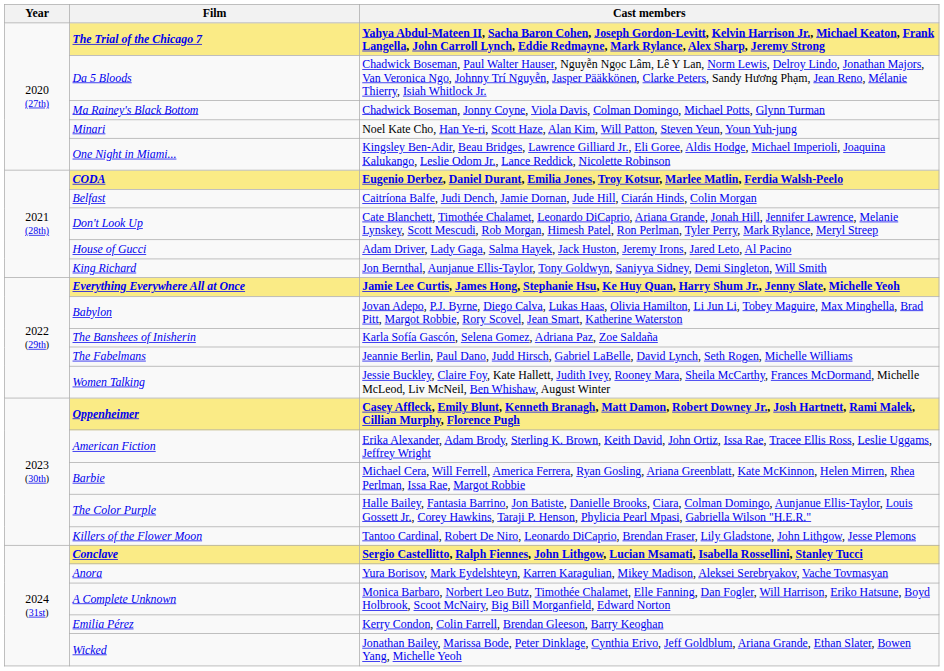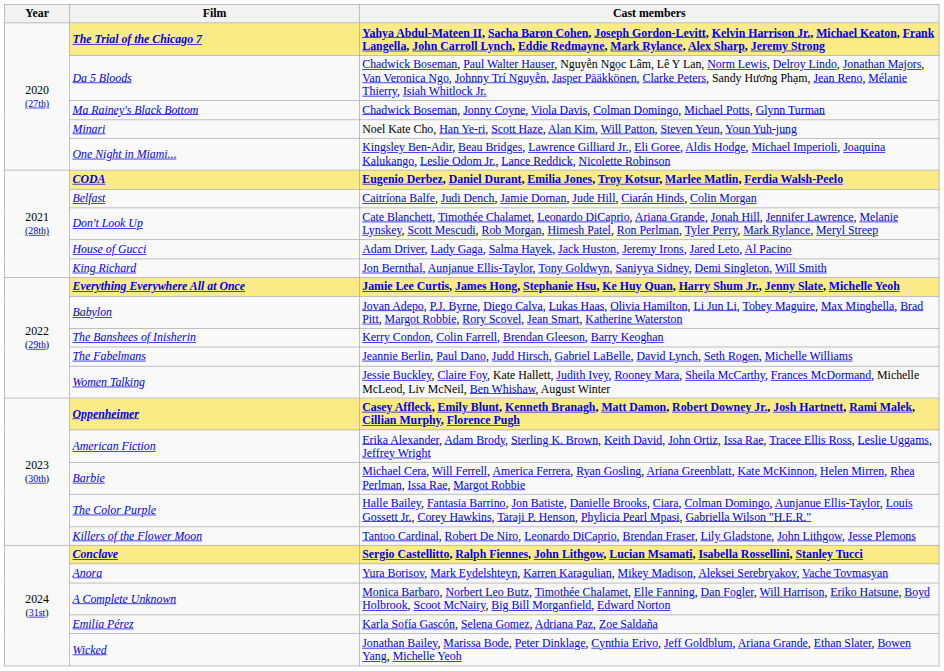(510, 337) Karla Sofía Gascón, Selena Gomez, Adriana Paz, Zoe Saldaña -> (513, 337) Kerry Condon, Colin Farrell, Brendan Gleeson, Barry Keoghan
(513, 624) Kerry Condon, Colin Farrell, Brendan Gleeson, Barry Keoghan -> (510, 624) Karla Sofía Gascón, Selena Gomez, Adriana Paz, Zoe Saldaña
